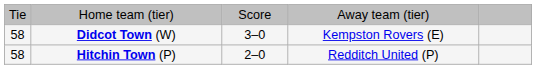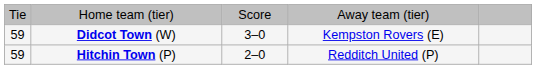(18, 35) 58 -> (18, 35) 59
(18, 55) 58 -> (18, 55) 59
